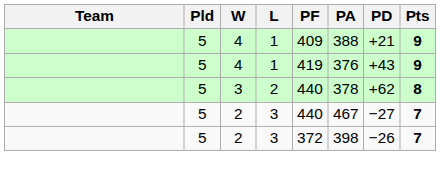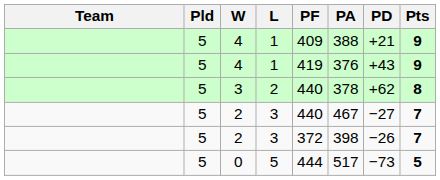+ row: (238, 162)
